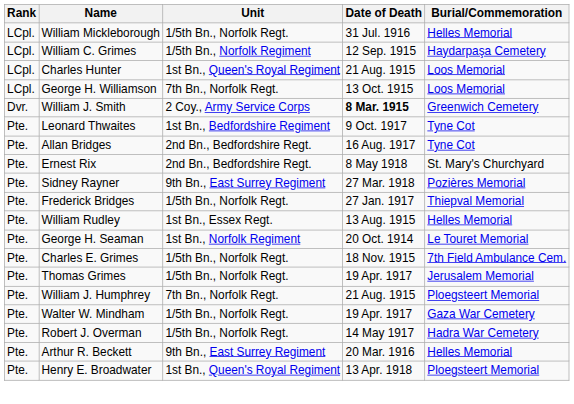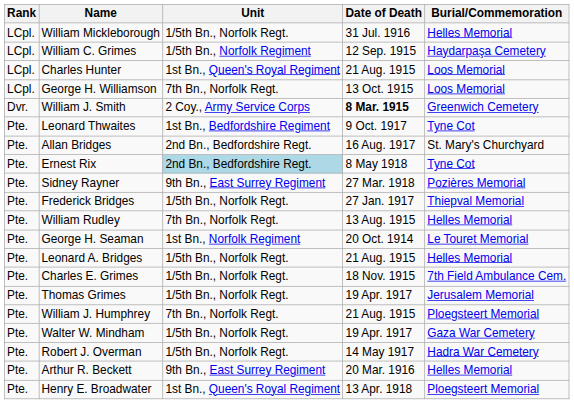(451, 145) Tyne Cot -> (486, 145) St. Mary's Churchyard
(238, 164) no background -> (238, 164) lightblue background
(486, 164) St. Mary's Churchyard -> (451, 164) Tyne Cot
(219, 220) 1st Bn., Essex Regt. -> (222, 220) 7th Bn., Norfolk Regt.
+ row: (92, 257)
